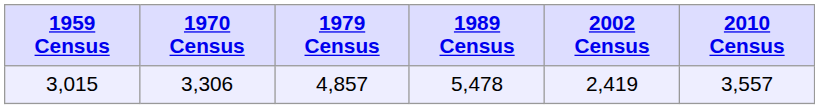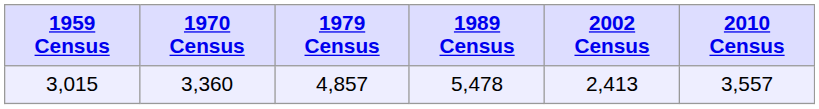(207, 84) 3,306 -> (207, 84) 3,360
(612, 84) 2,419 -> (612, 84) 2,413
